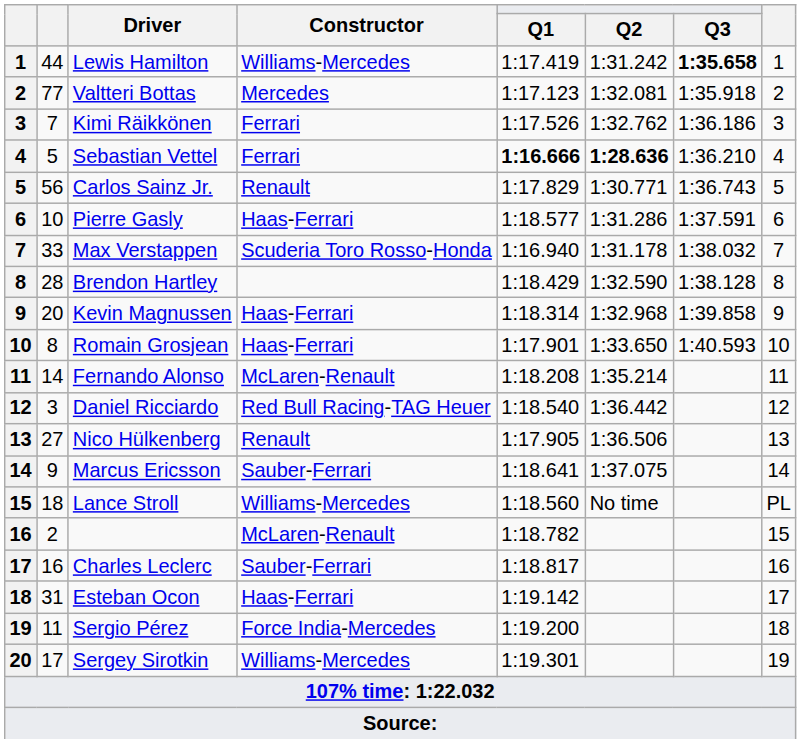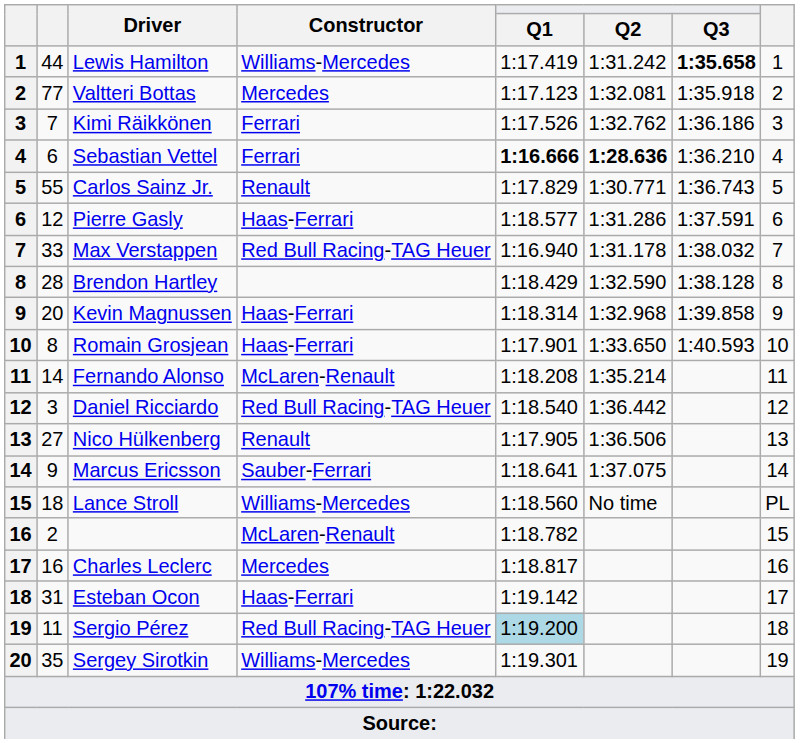(52, 156) 5 -> (52, 156) 6
(52, 187) 56 -> (52, 187) 55
(52, 219) 10 -> (52, 219) 12
(367, 250) Scuderia Toro Rosso-Honda -> (366, 250) Red Bull Racing-TAG Heuer
(306, 565) Sauber-Ferrari -> (285, 565) Mercedes
(338, 628) Force India-Mercedes -> (366, 628) Red Bull Racing-TAG Heuer
(540, 628) no background -> (539, 628) lightblue background
(52, 660) 17 -> (52, 660) 35
